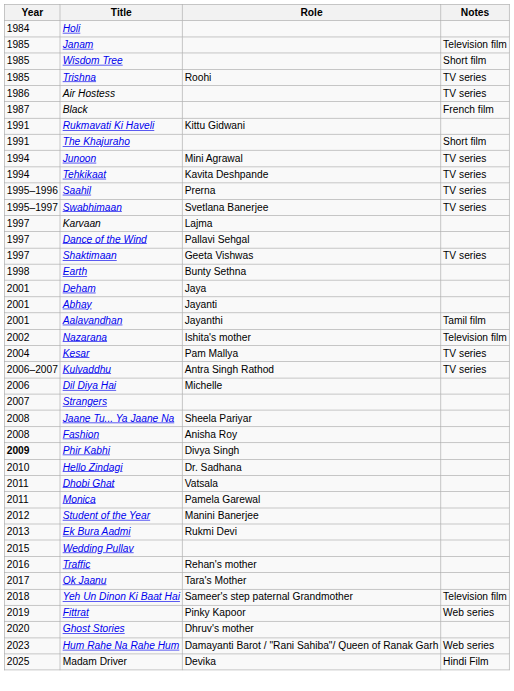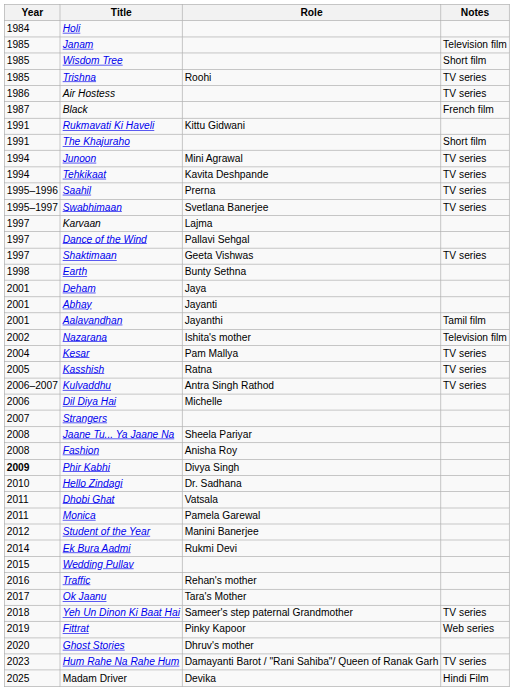+ row: (83, 369)
(18, 532) 2013 -> (18, 548) 2014
(475, 597) Television film -> (465, 613) TV series
(469, 645) Web series -> (465, 662) TV series
